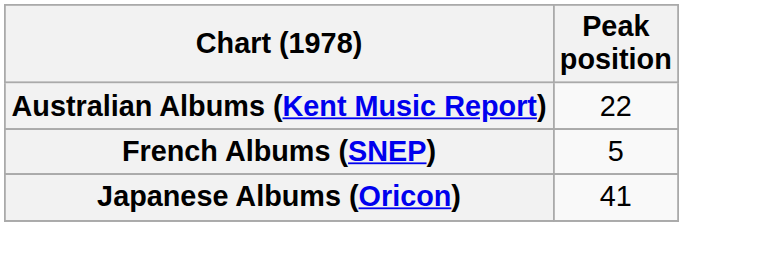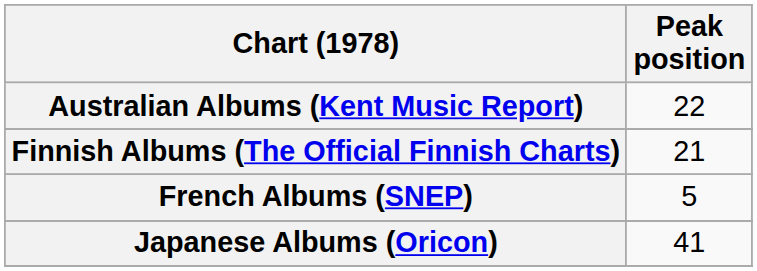+ row: (316, 151)
